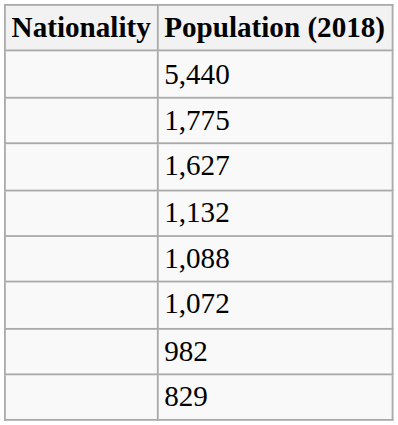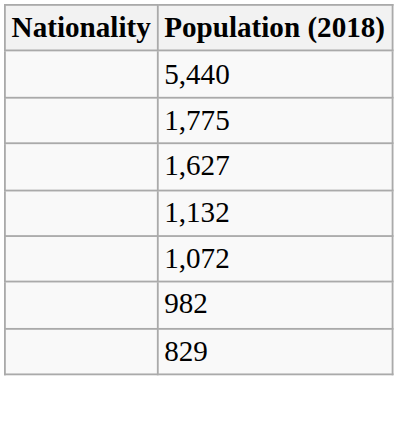- row: (197, 258)
